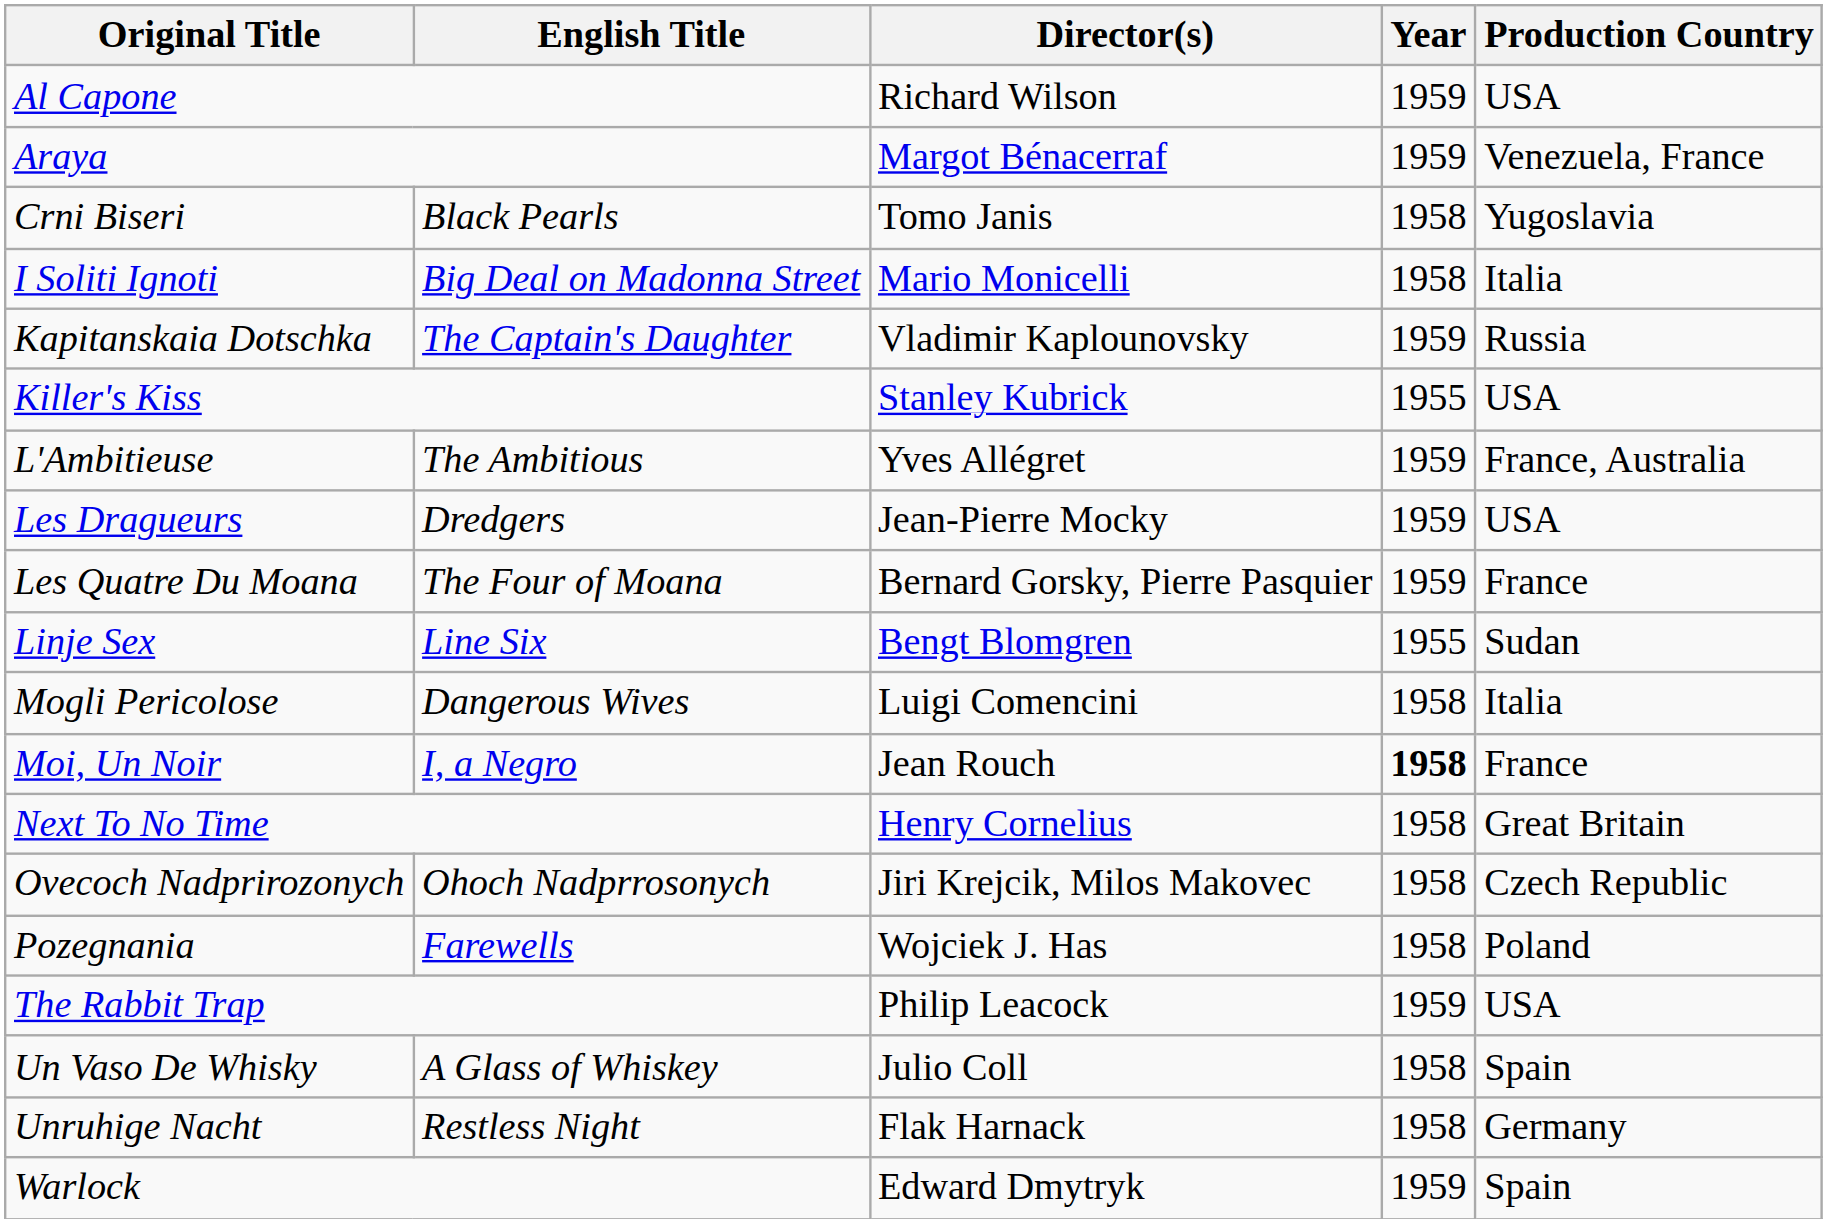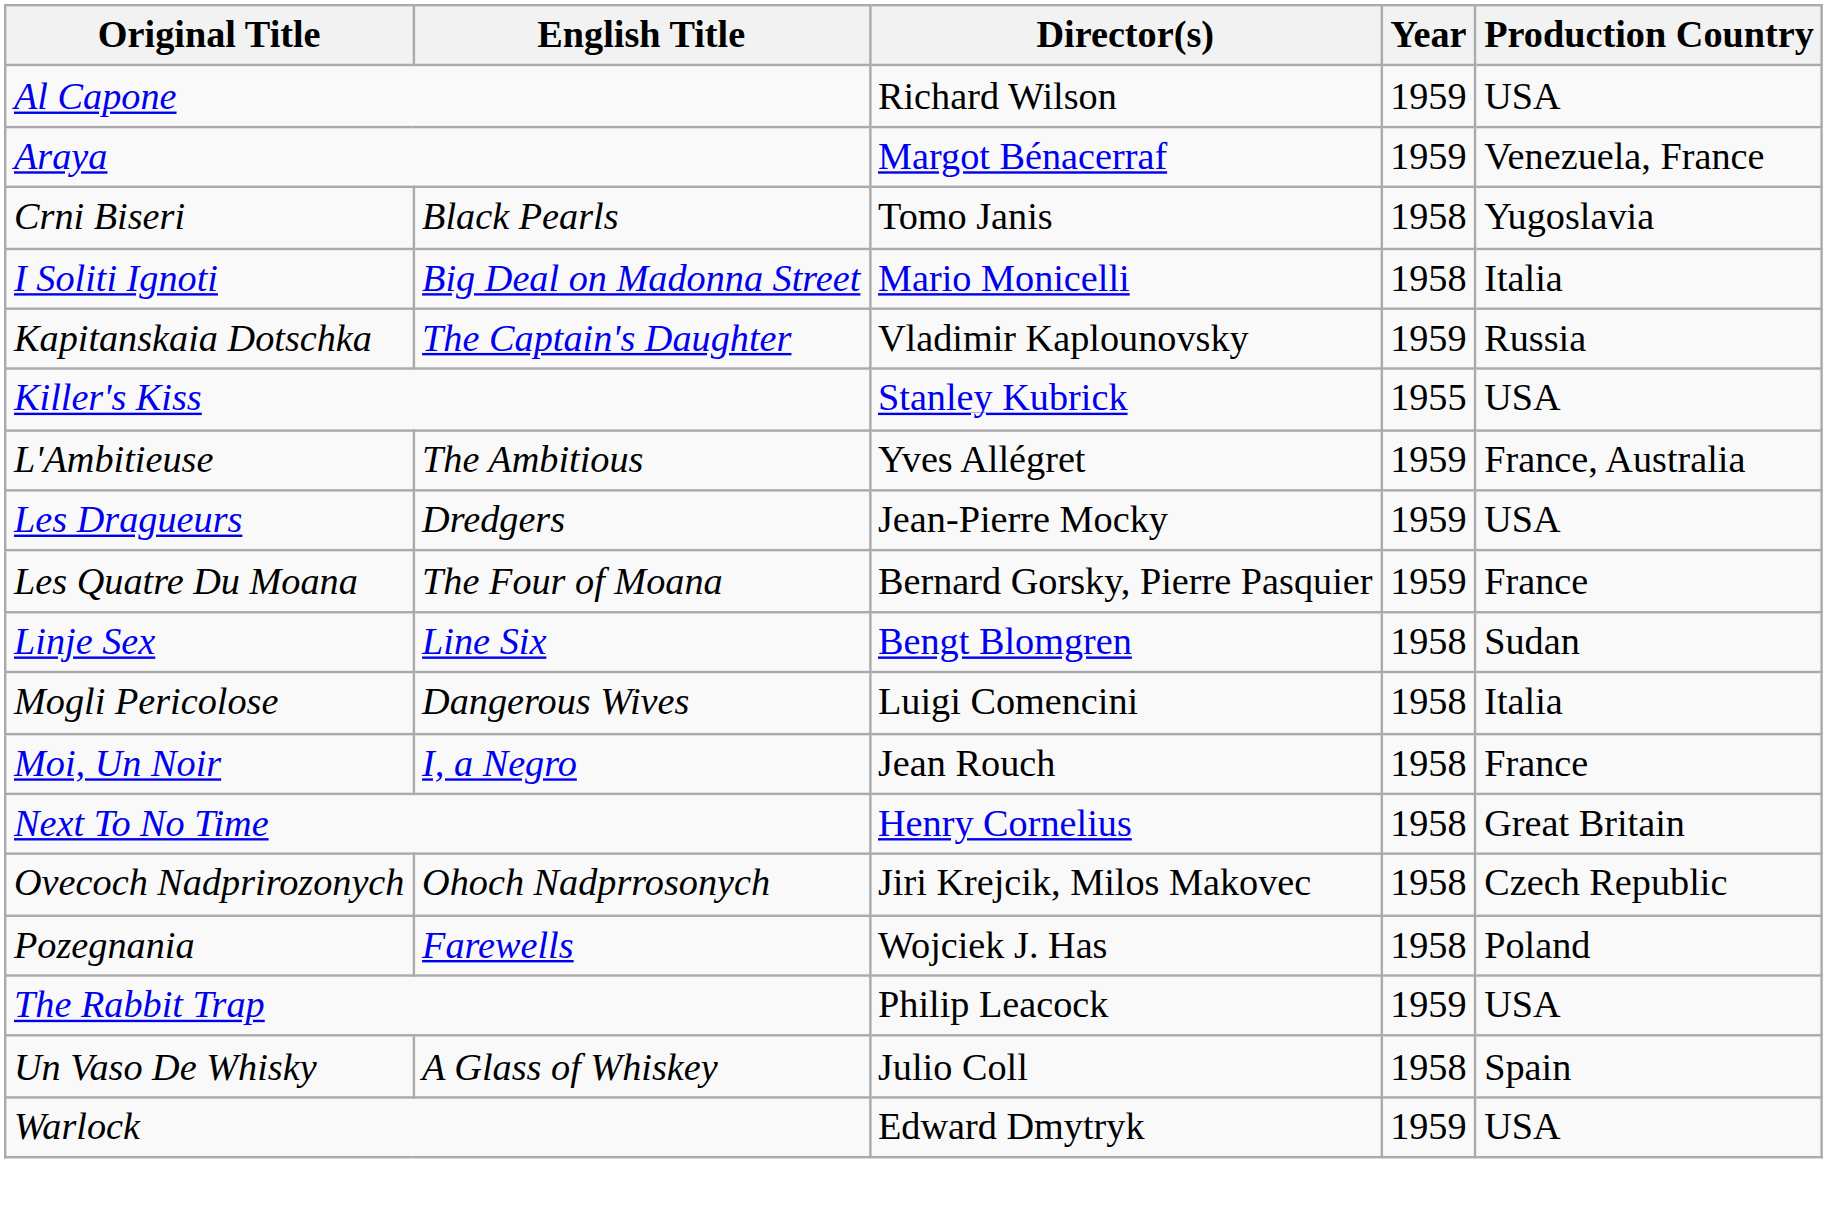(1428, 641) 1955 -> (1428, 641) 1958
(1428, 762) bold -> (1428, 762) normal
- row: (138, 1126)
(1528, 1187) Spain -> (1522, 1126) USA
